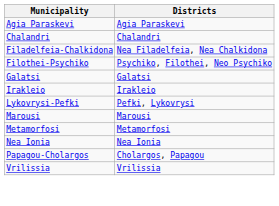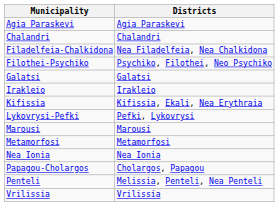+ row: (26, 103)
+ row: (23, 182)
